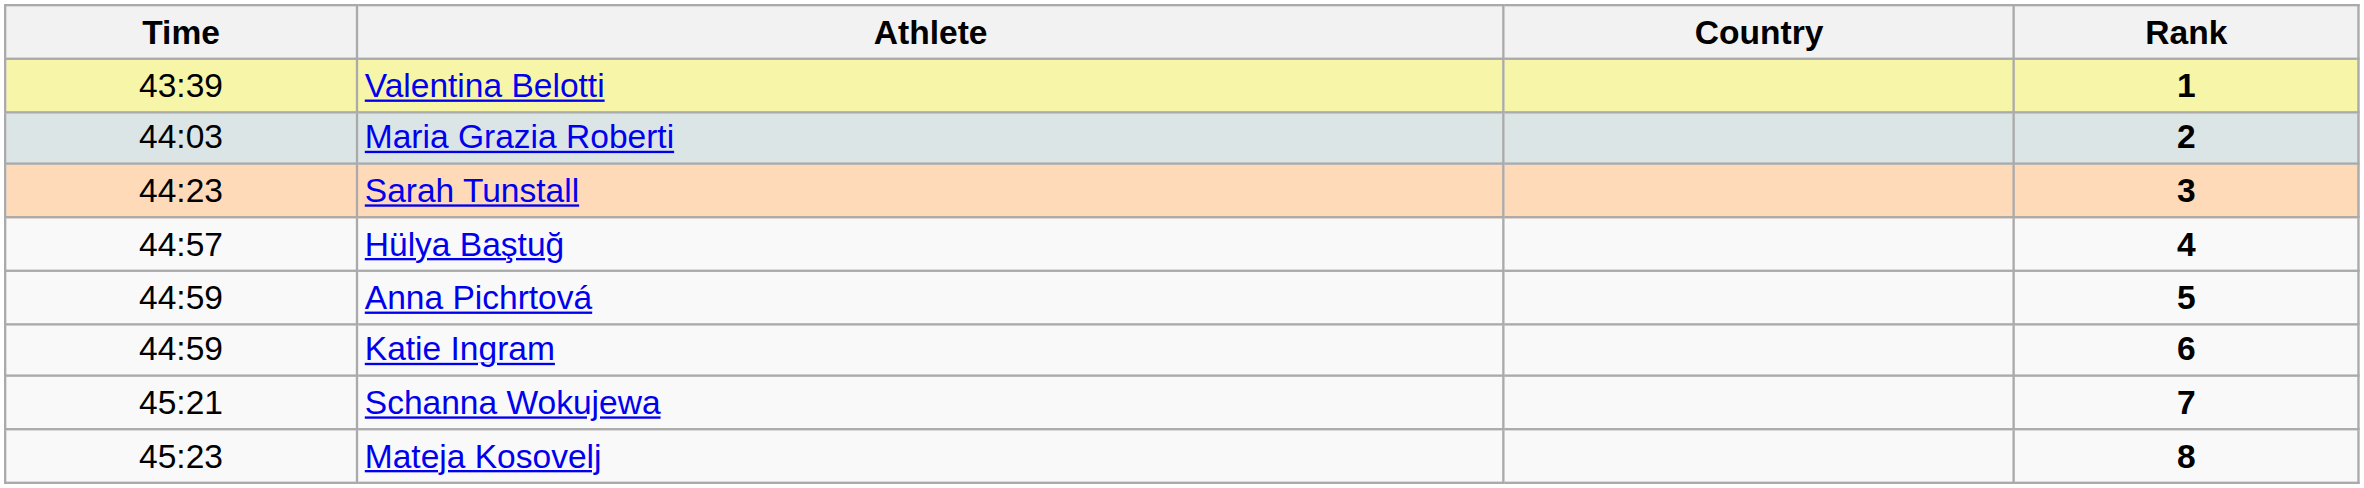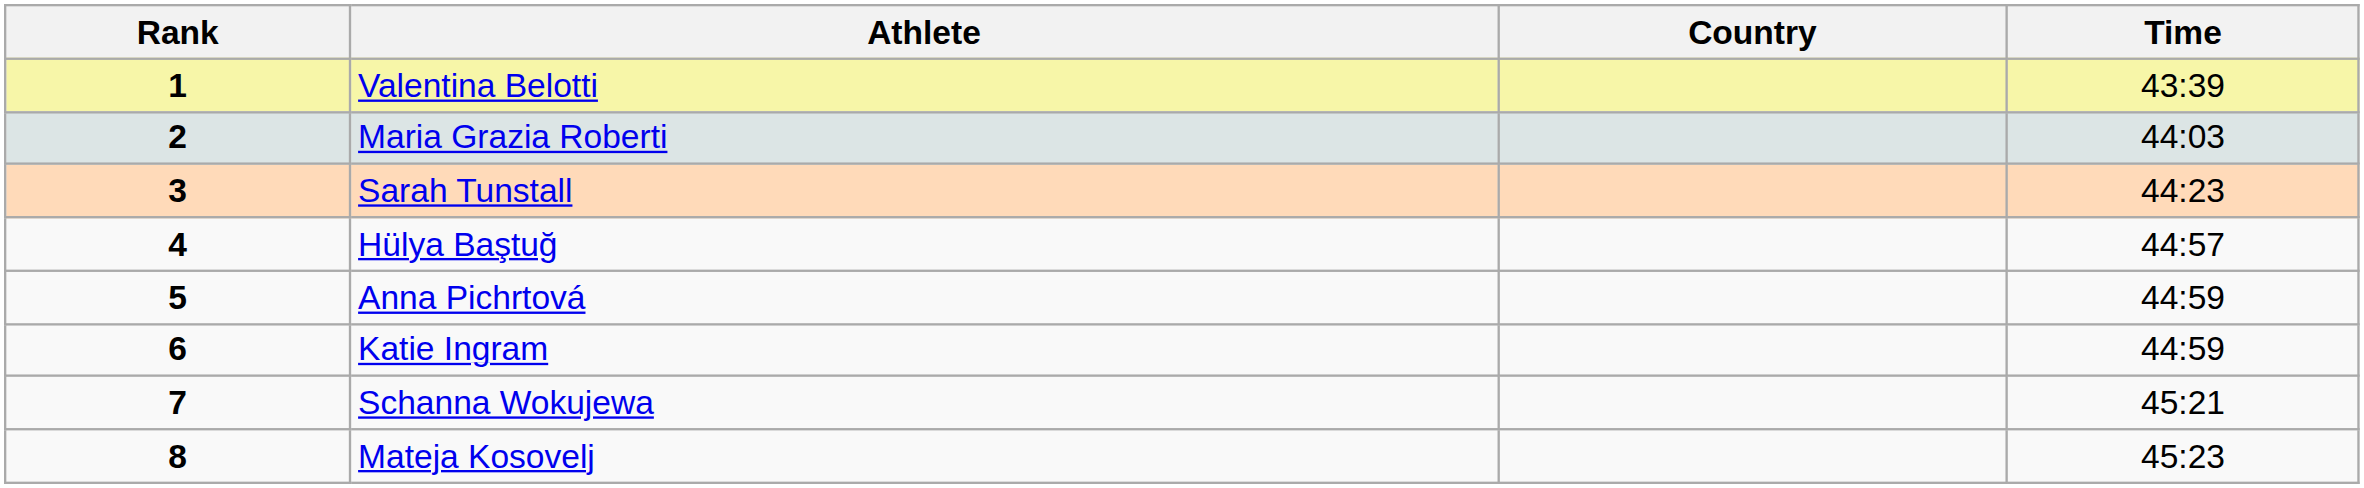columns swapped: (2186, 32) <-> (181, 32)
